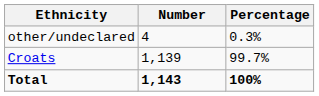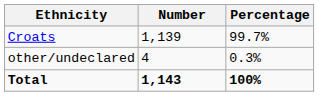rows swapped: (32, 59) <-> (71, 37)
